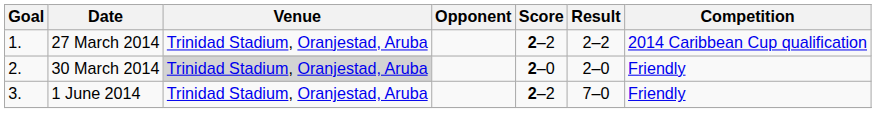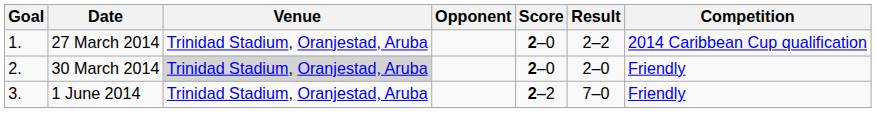(541, 42) 2–2 -> (541, 42) 2–0
